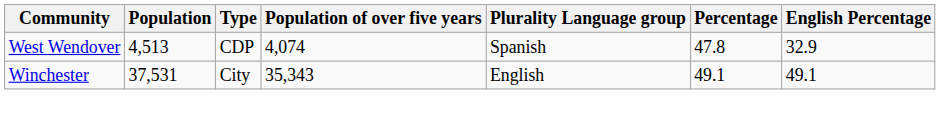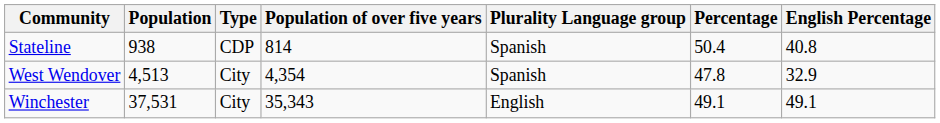+ row: (40, 46)
(237, 46) CDP -> (235, 74) City
(285, 46) 4,074 -> (285, 74) 4,354
